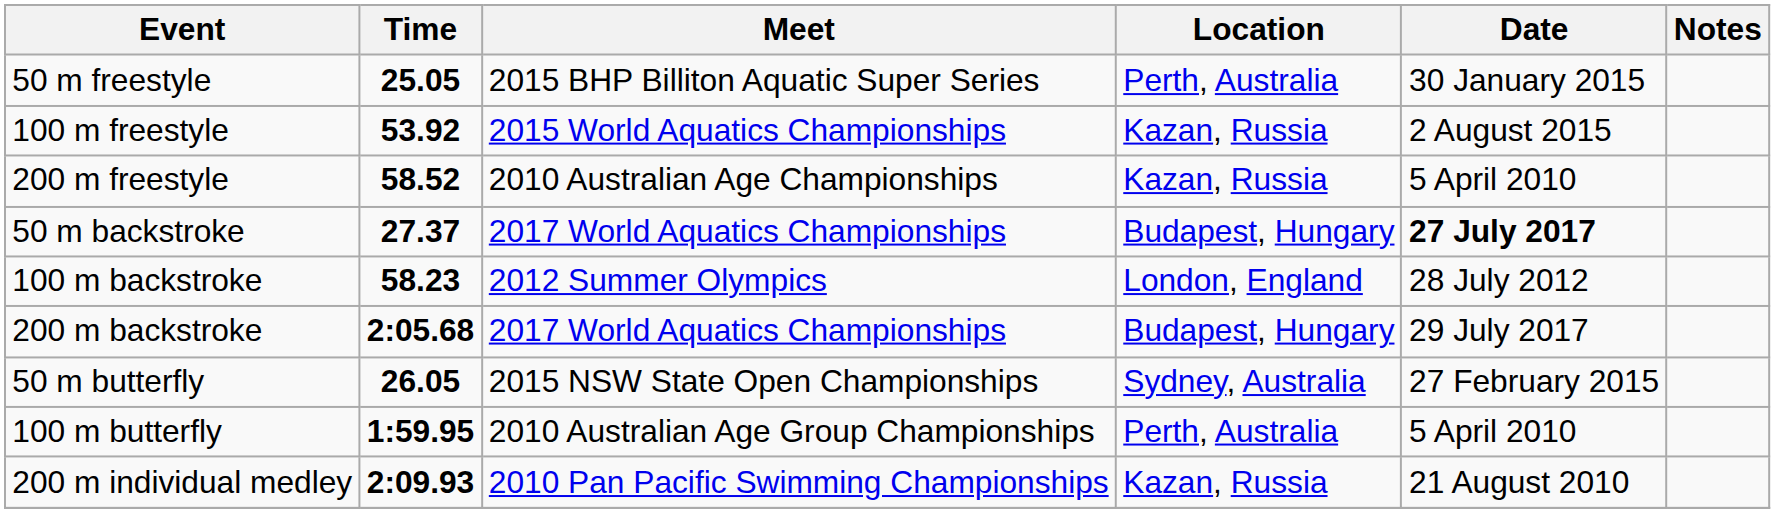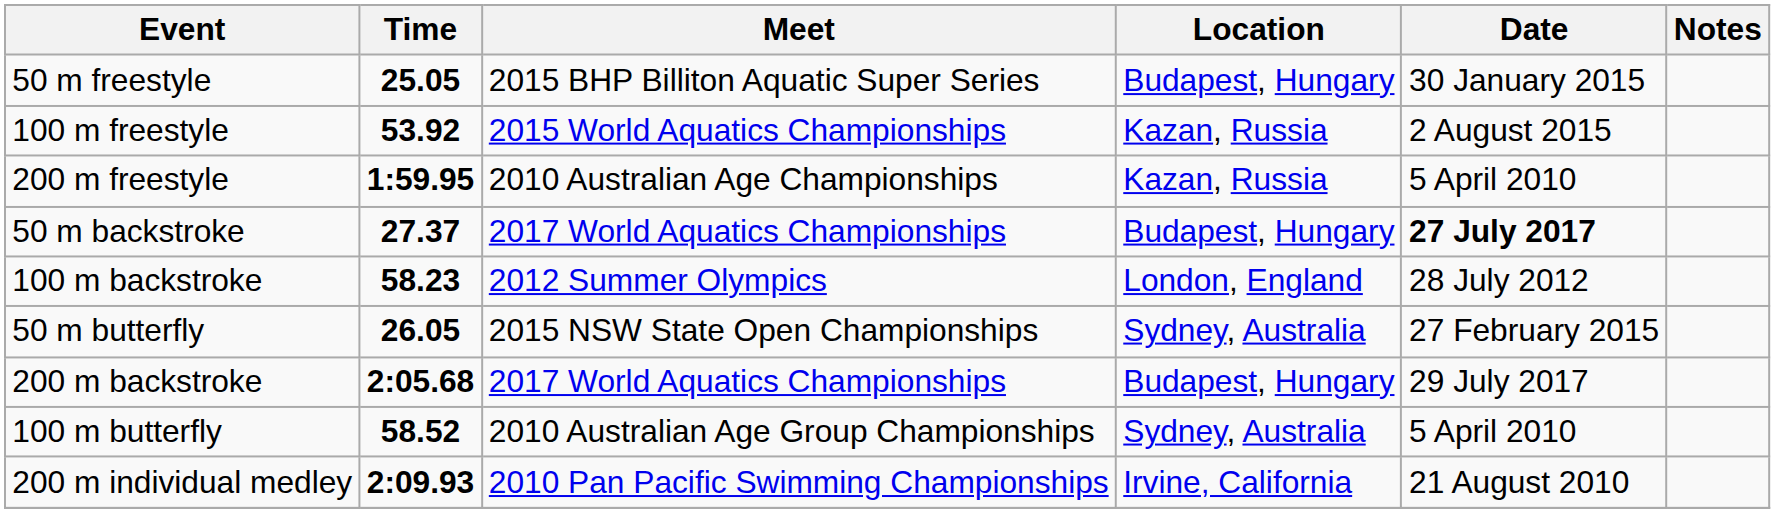(1231, 79) Perth, Australia -> (1259, 79) Budapest, Hungary
(420, 180) 58.52 -> (420, 180) 1:59.95
rows swapped: (137, 331) <-> (108, 381)
(420, 431) 1:59.95 -> (420, 431) 58.52
(1231, 431) Perth, Australia -> (1244, 431) Sydney, Australia
(1225, 481) Kazan, Russia -> (1238, 481) Irvine, California
